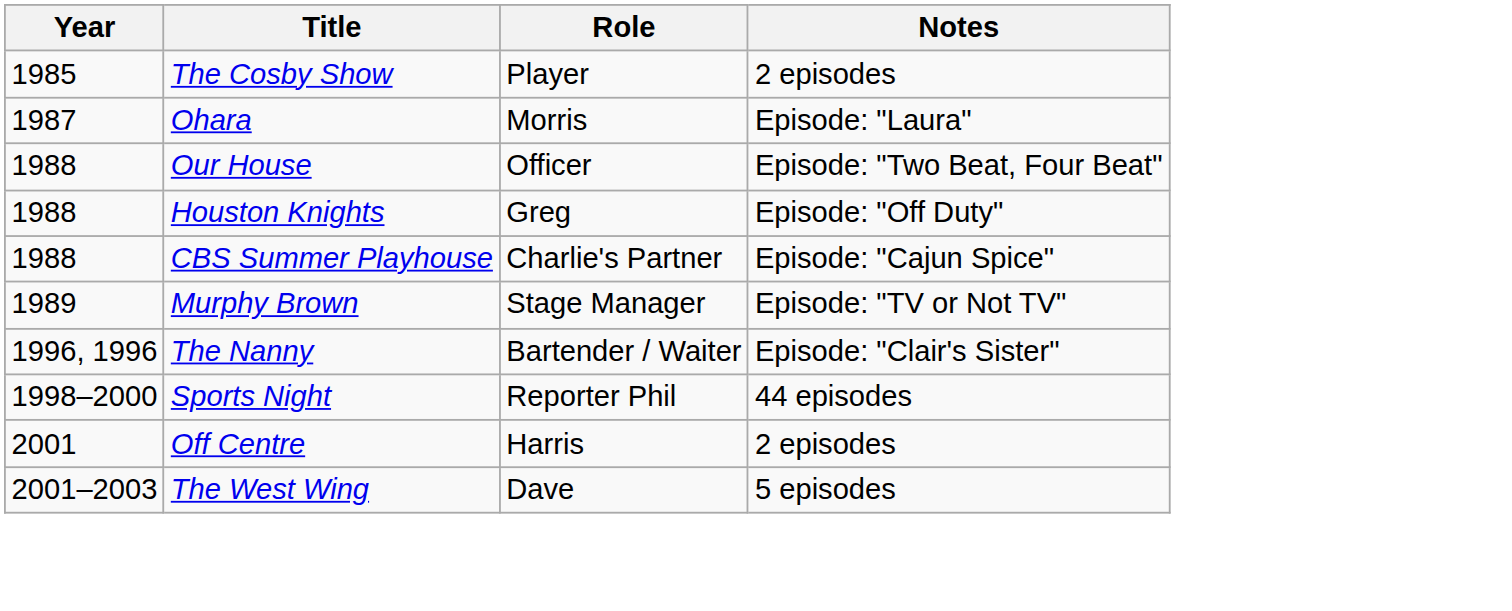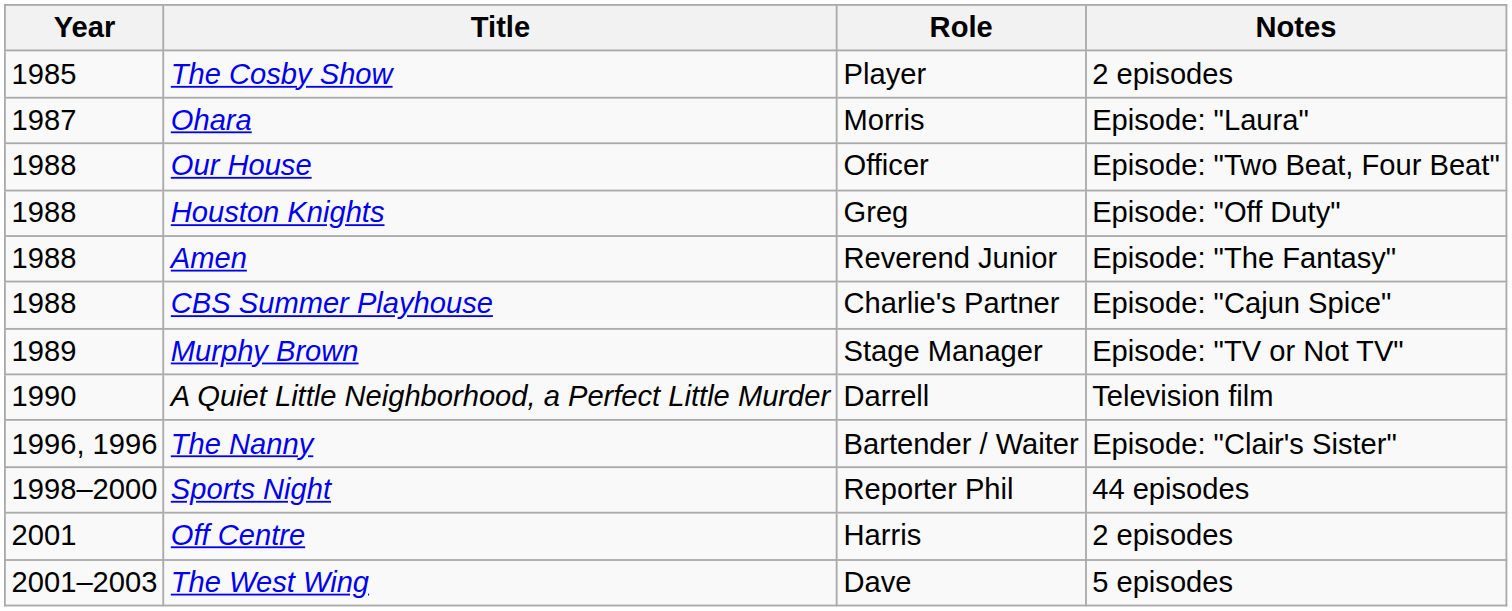+ row: (209, 258)
+ row: (500, 397)
